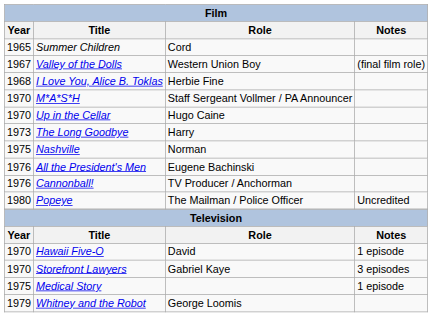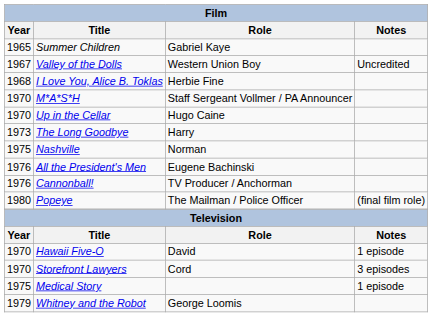(180, 47) Cord -> (199, 47) Gabriel Kaye
(391, 64) (final film role) -> (383, 64) Uncredited
(383, 201) Uncredited -> (391, 201) (final film role)
(199, 269) Gabriel Kaye -> (180, 269) Cord
